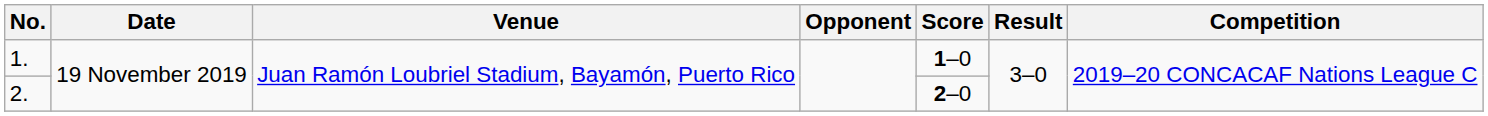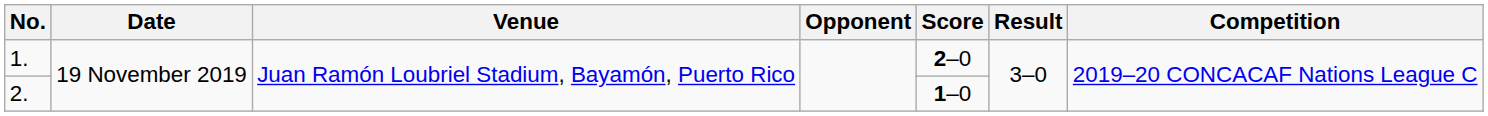(953, 57) 1–0 -> (953, 57) 2–0
(953, 93) 2–0 -> (953, 93) 1–0
